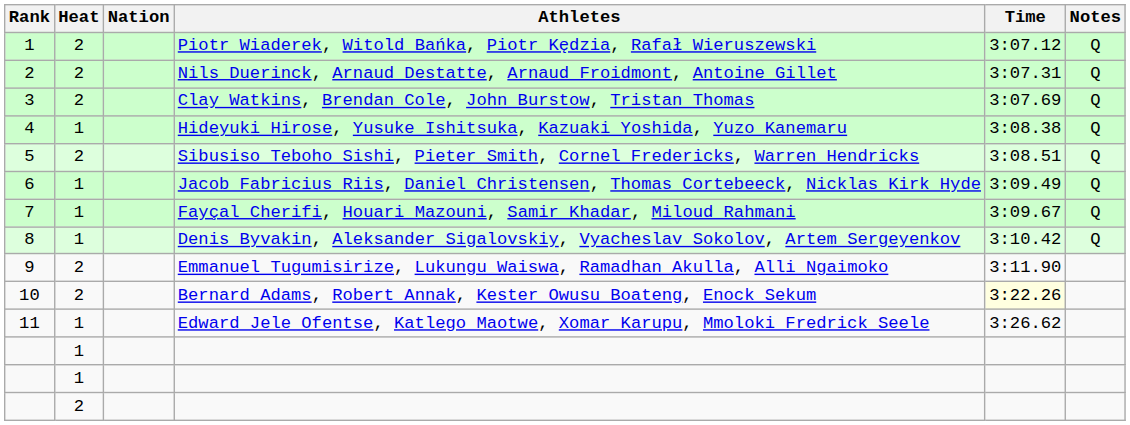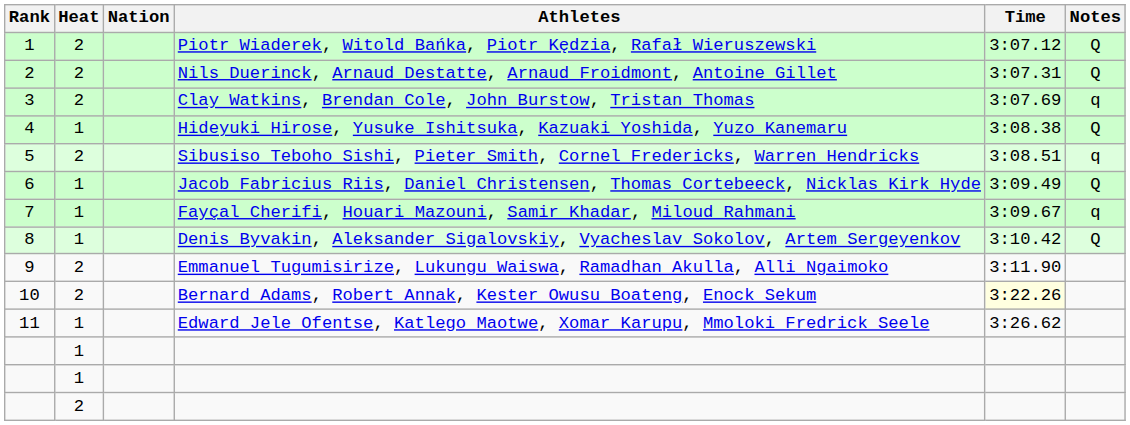(1095, 102) Q -> (1095, 102) q
(1095, 157) Q -> (1095, 157) q
(1095, 213) Q -> (1095, 213) q
